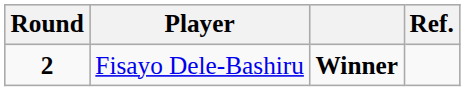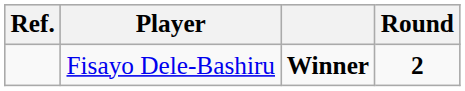columns swapped: (47, 24) <-> (432, 24)
